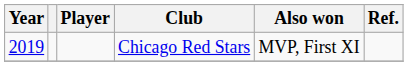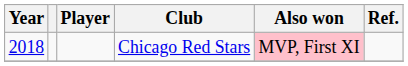(26, 46) 2019 -> (26, 46) 2018
(309, 46) no background -> (309, 46) pink background
